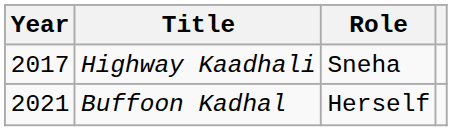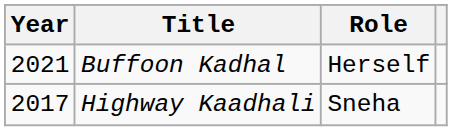rows swapped: (198, 65) <-> (184, 105)
